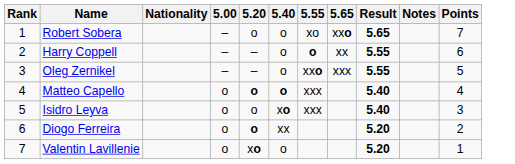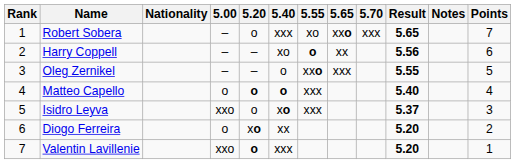+ column: (371, 14)
(283, 33) o -> (283, 33) xxx
(283, 52) o -> (283, 52) xo
(378, 52) 5.55 -> (407, 52) 5.56
(225, 110) o -> (225, 110) xxo
(378, 110) 5.40 -> (407, 110) 5.37
(254, 129) o -> (254, 129) xo
(225, 149) o -> (225, 149) xxo
(254, 149) xo -> (254, 149) o
(283, 149) o -> (283, 149) xxx
